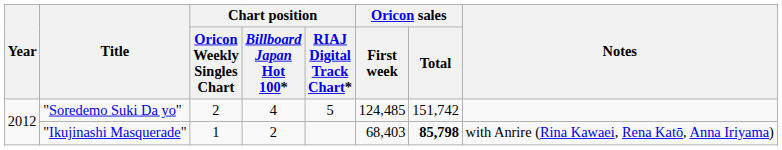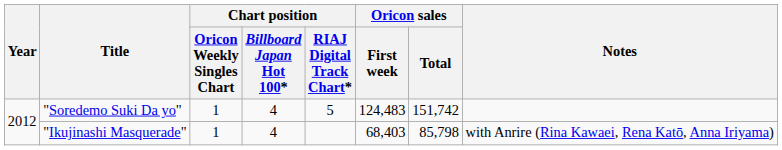(216, 110) 2 -> (216, 110) 1
(382, 110) 124,485 -> (382, 110) 124,483
(273, 133) 2 -> (273, 133) 4
(439, 133) bold -> (439, 133) normal
